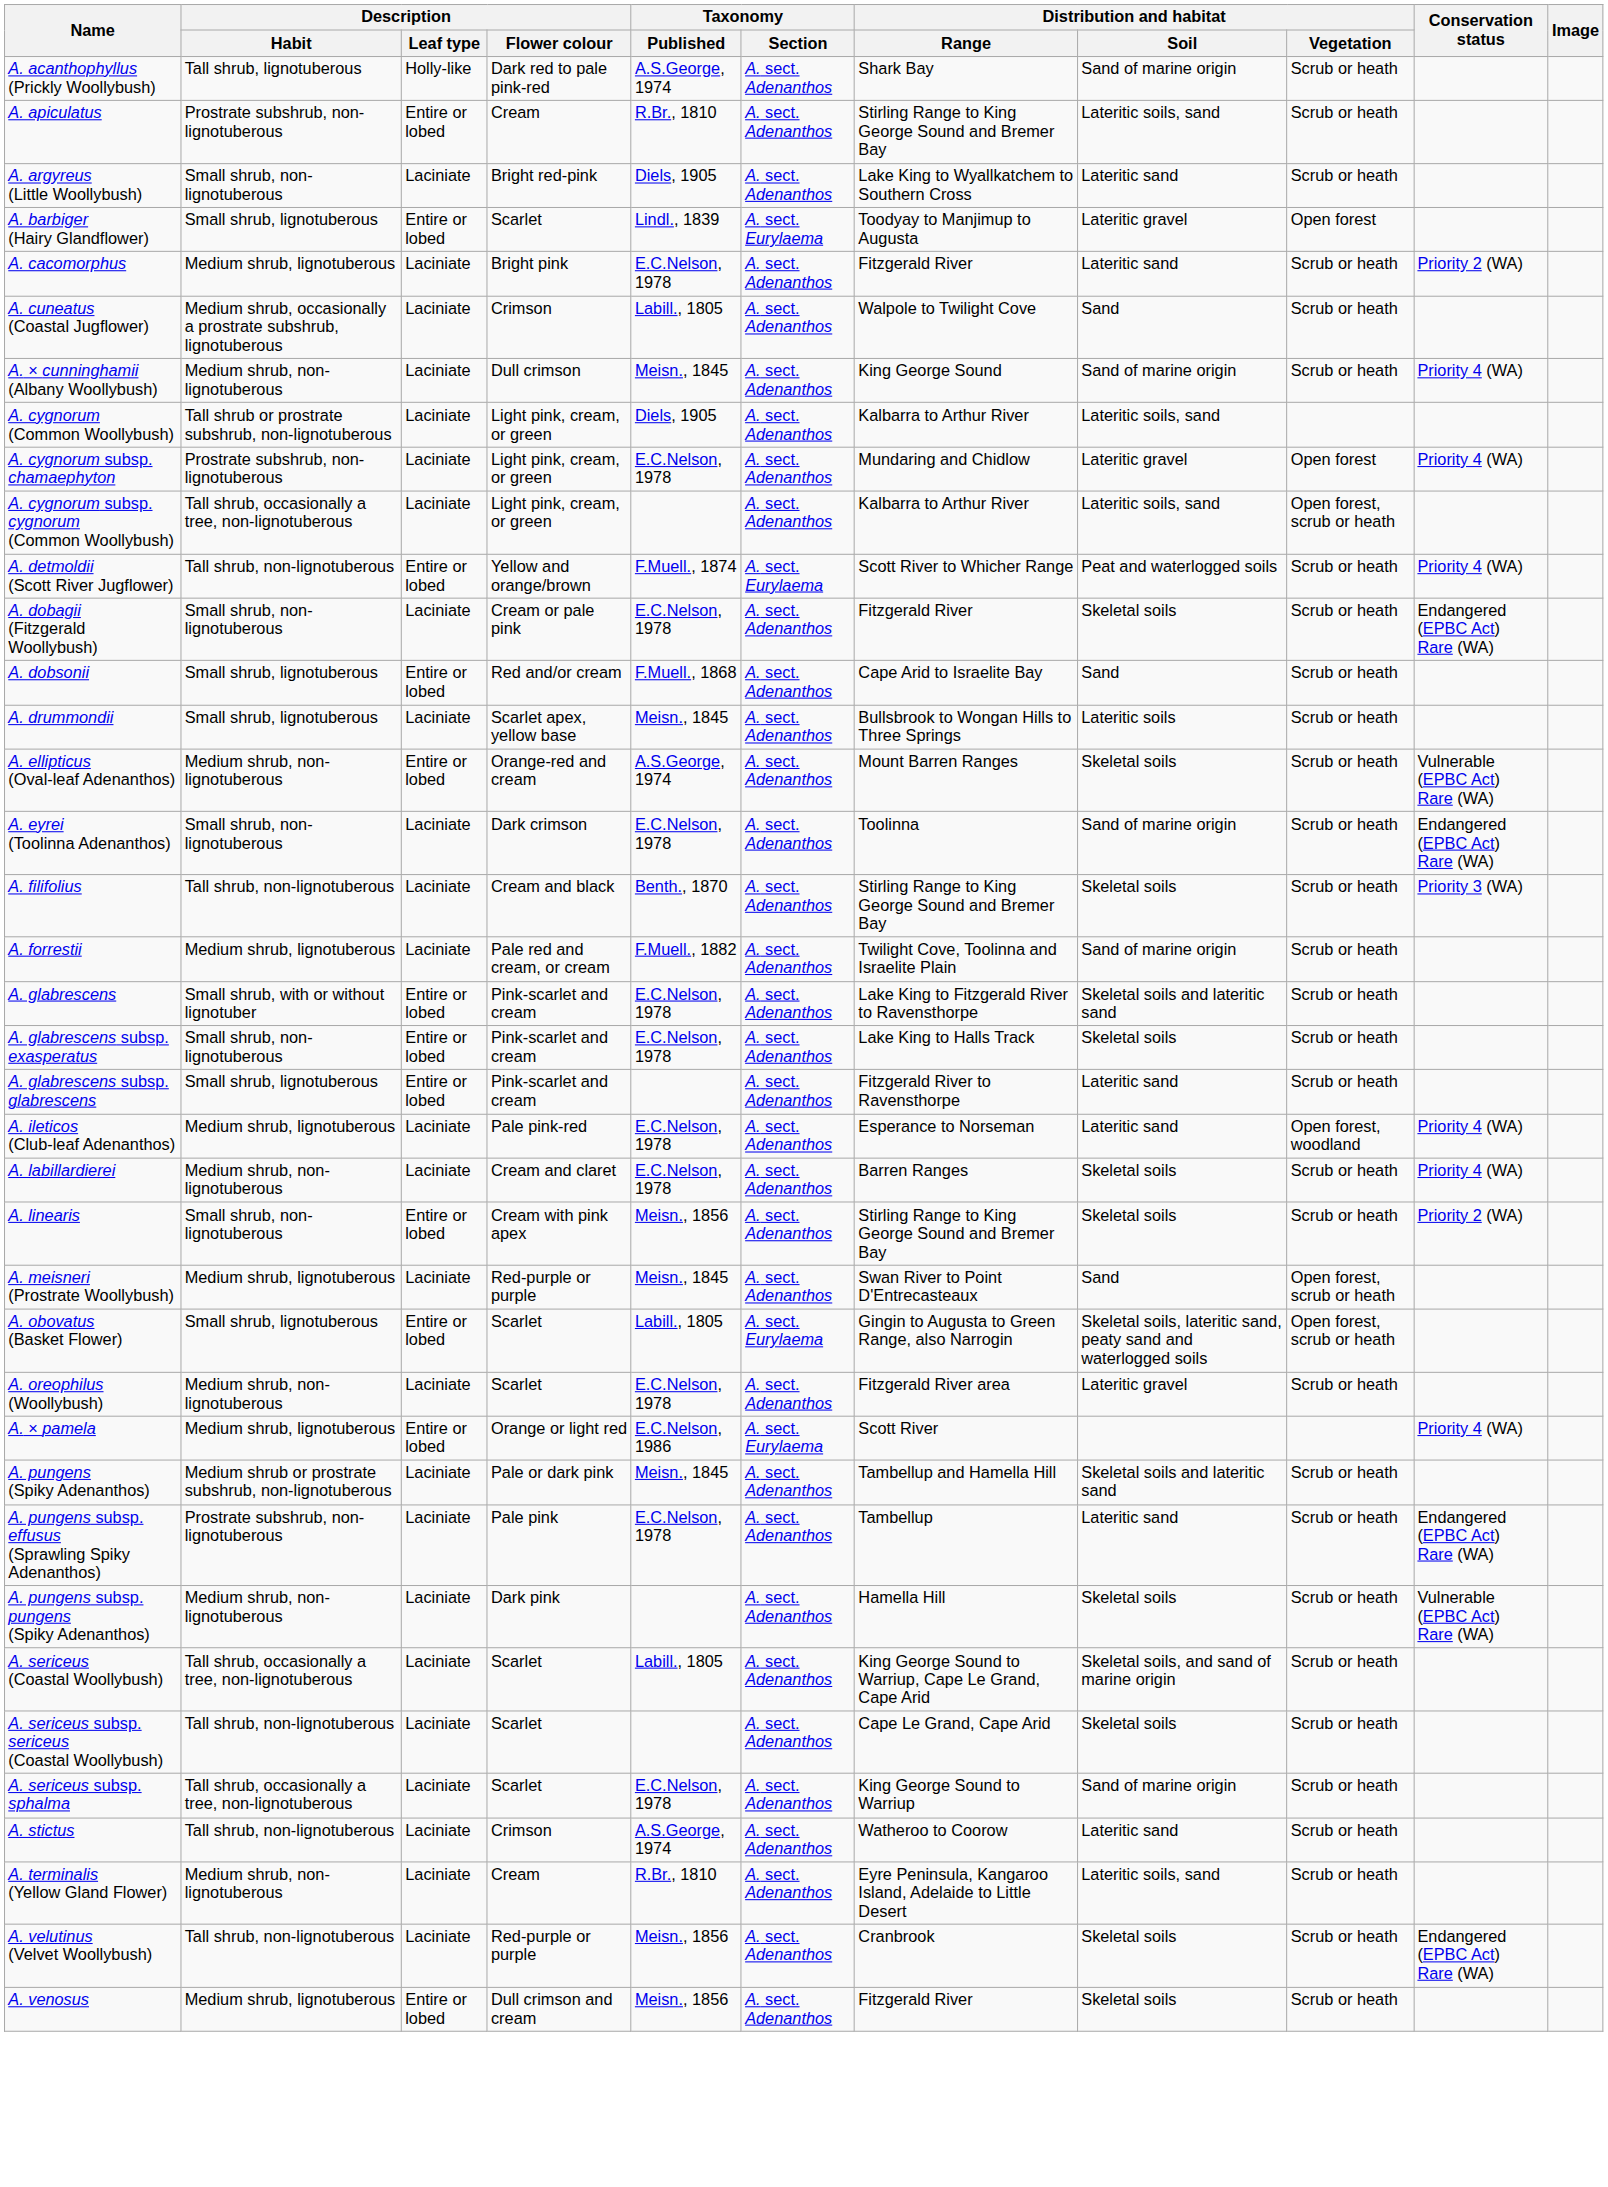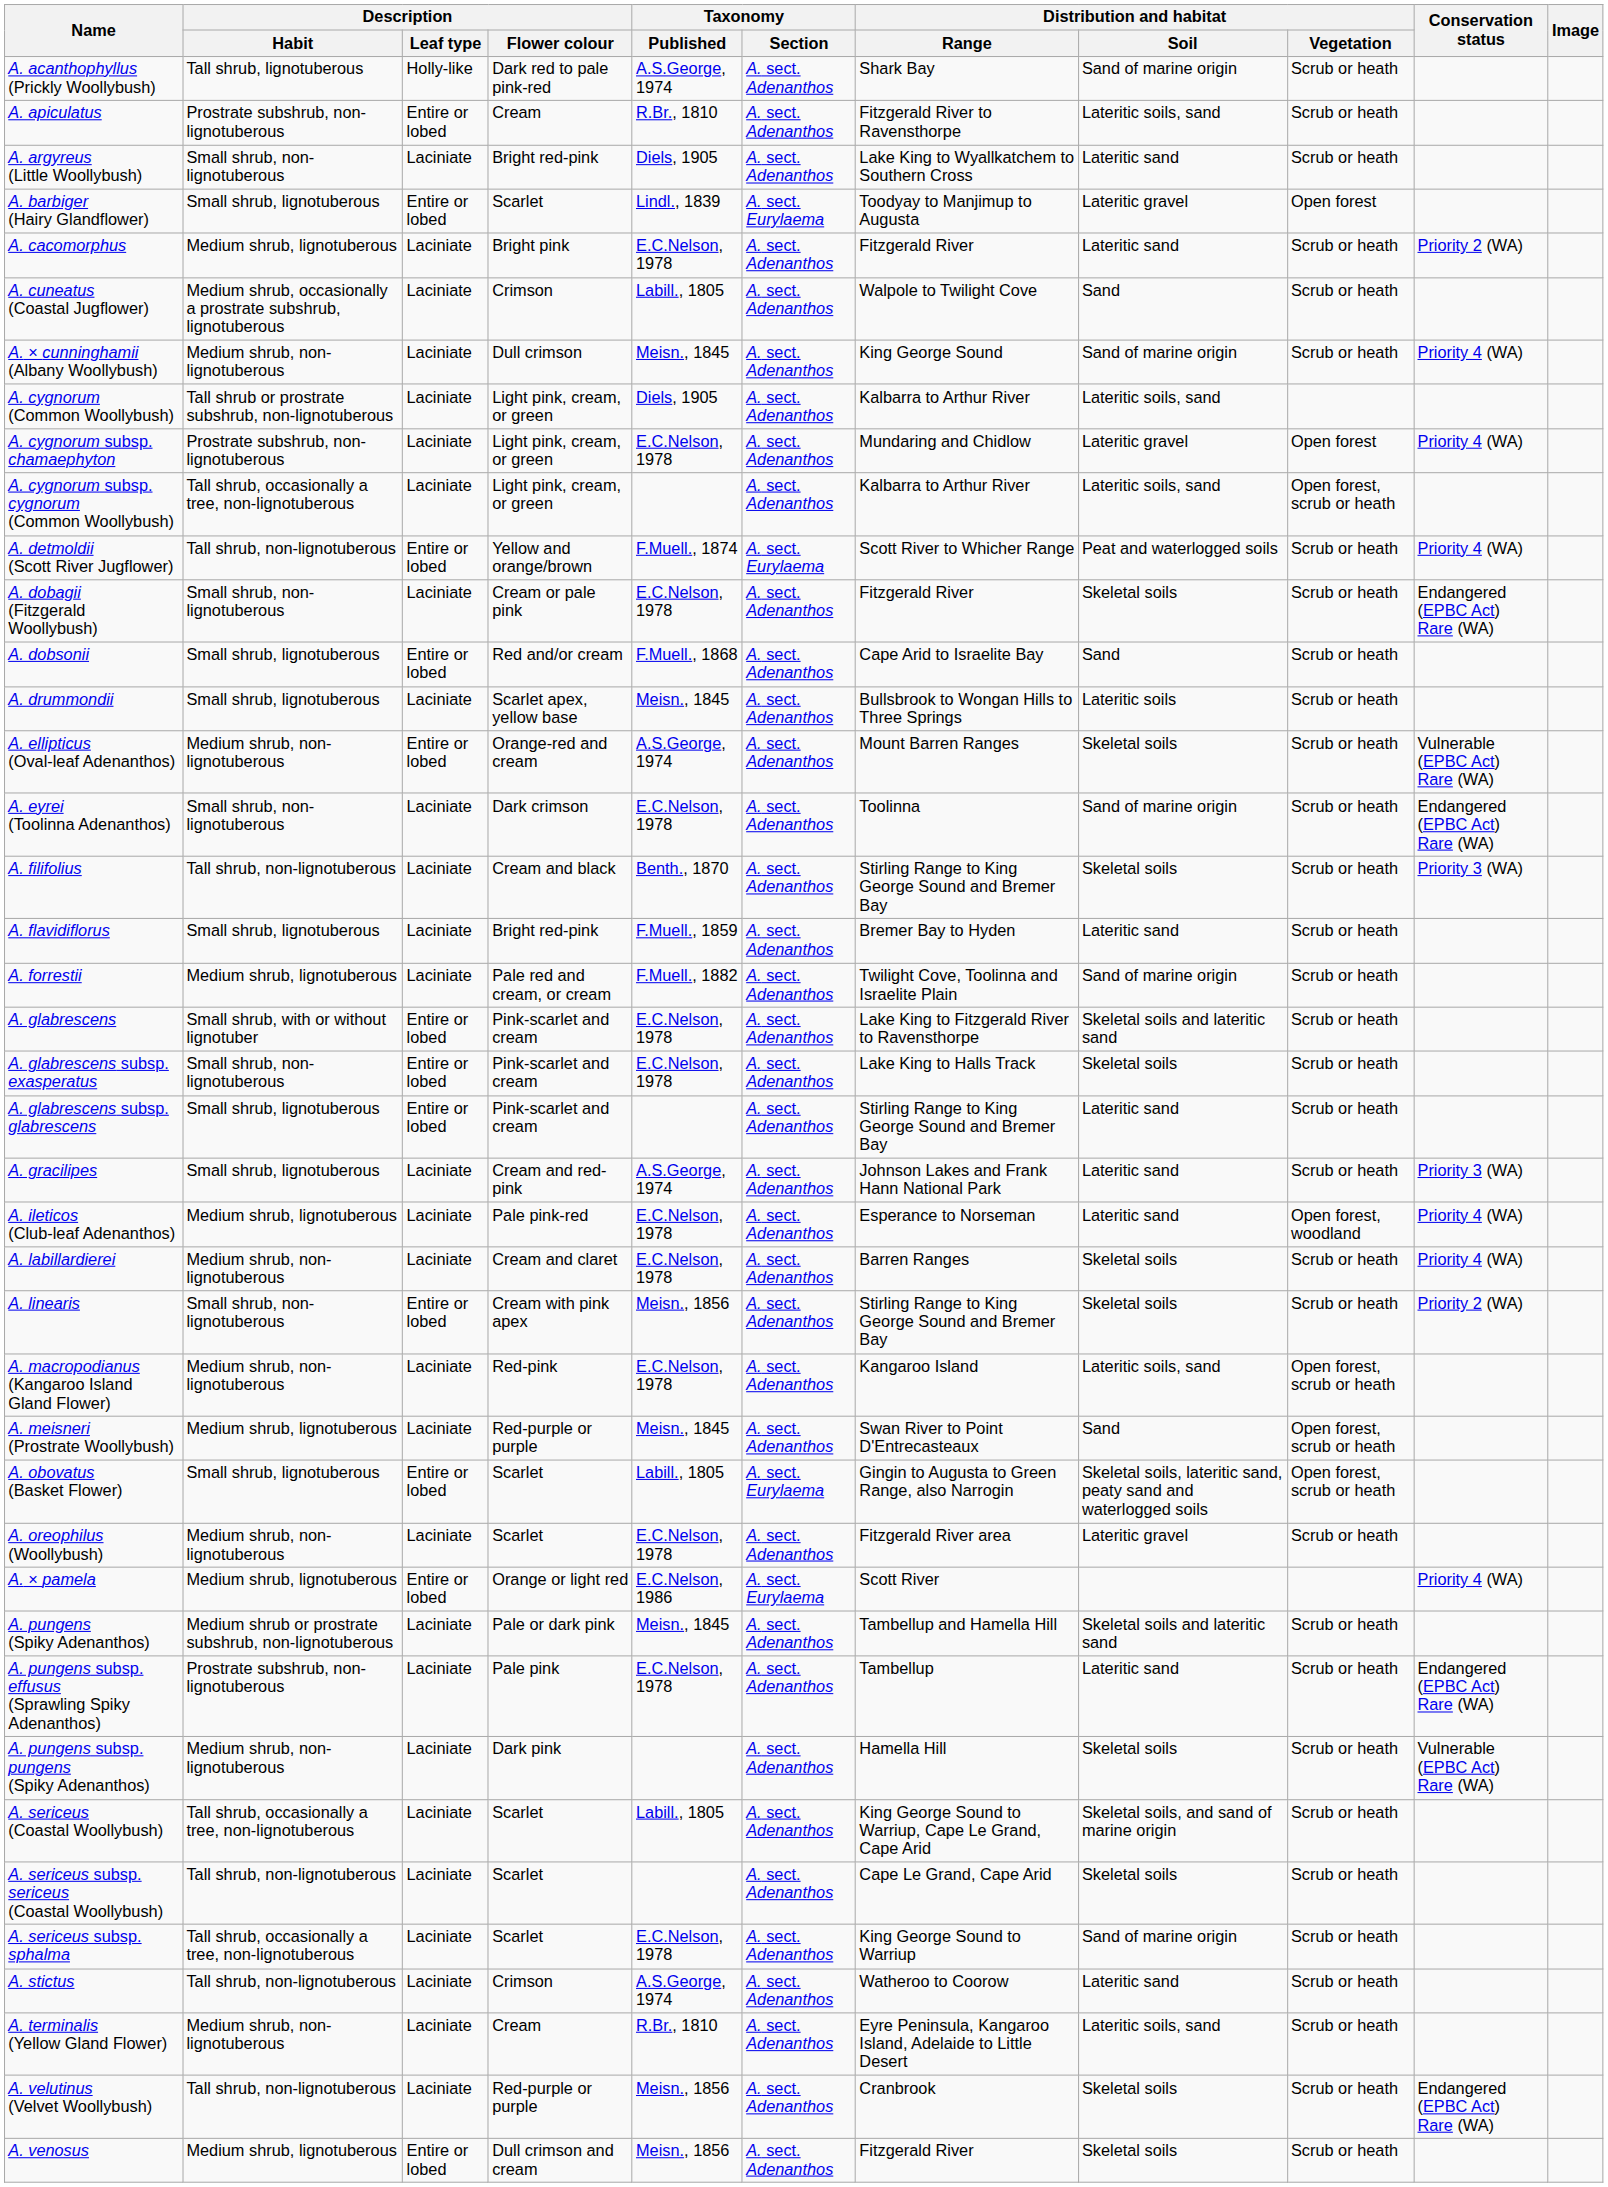(956, 131) Stirling Range to King George Sound and Bremer Bay -> (926, 122) Fitzgerald River to Ravensthorpe
+ row: (59, 931)
(925, 1091) Fitzgerald River to Ravensthorpe -> (957, 1126) Stirling Range to King George Sound and Bremer Bay
+ row: (53, 1171)
+ row: (74, 1384)
